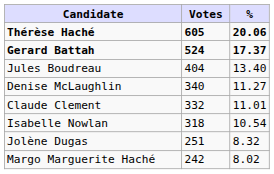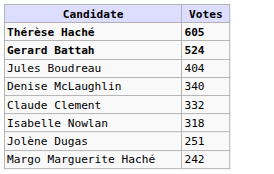- column: (250, 14)
